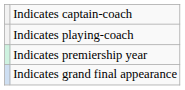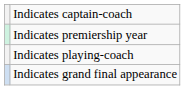rows swapped: (73, 34) <-> (80, 54)
